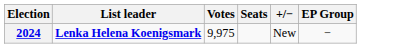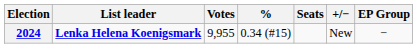+ column: (266, 14)
(221, 33) 9,975 -> (221, 33) 9,955
